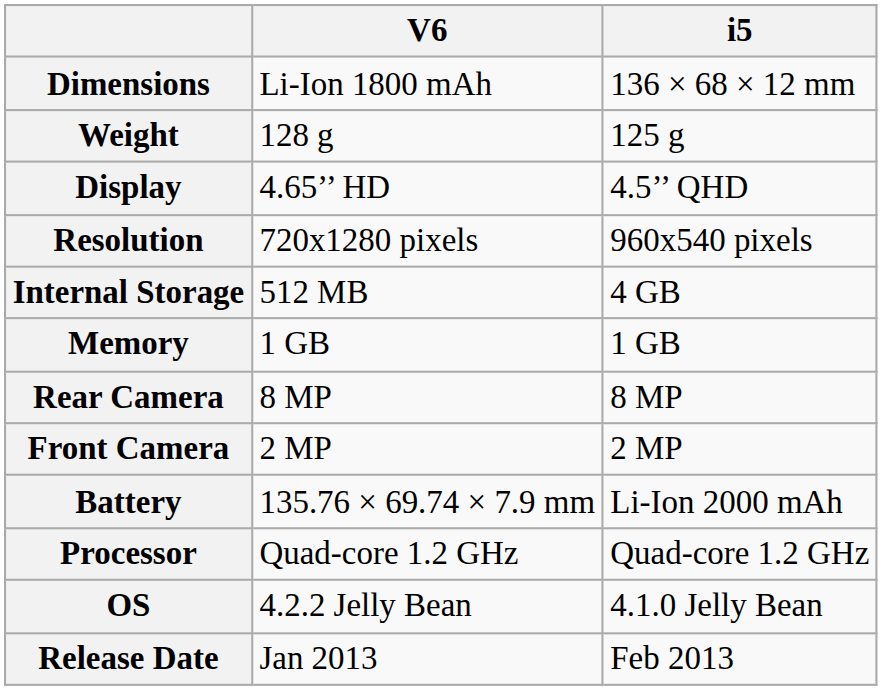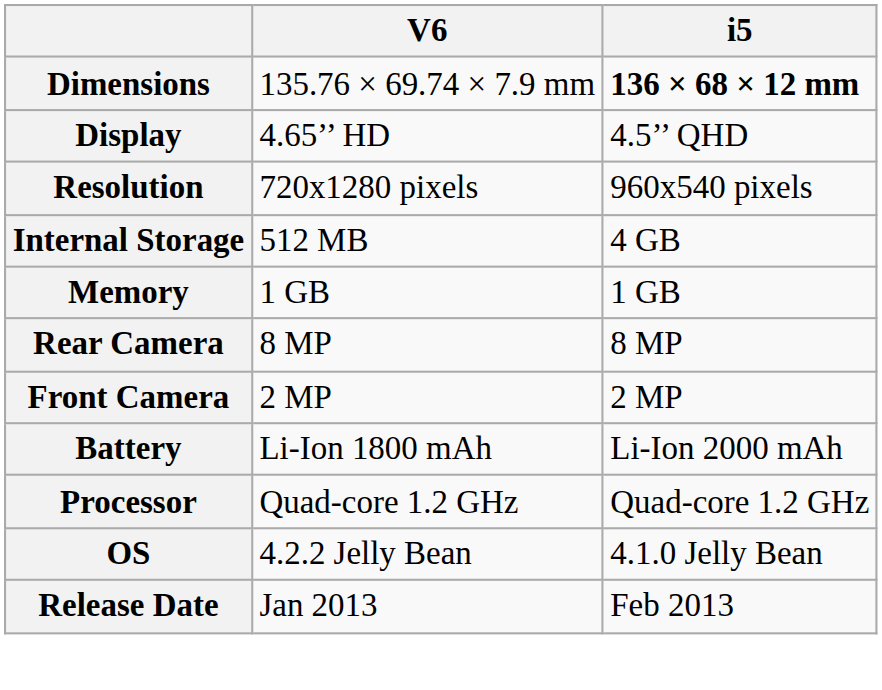(376, 82) Li-Ion 1800 mAh -> (427, 82) 135.76 × 69.74 × 7.9 mm
(733, 82) normal -> (735, 82) bold
- row: (128, 135)
(427, 501) 135.76 × 69.74 × 7.9 mm -> (376, 448) Li-Ion 1800 mAh
